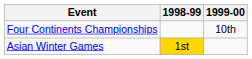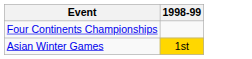- column: (225, 12)
